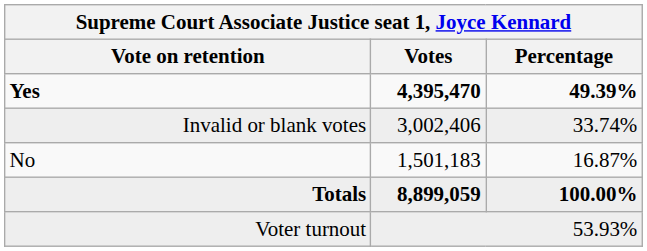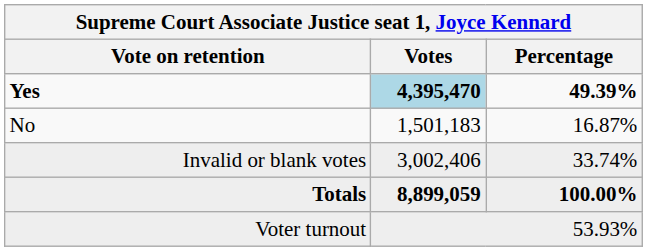(439, 91) no background -> (439, 91) lightblue background
rows swapped: (22, 160) <-> (274, 125)
